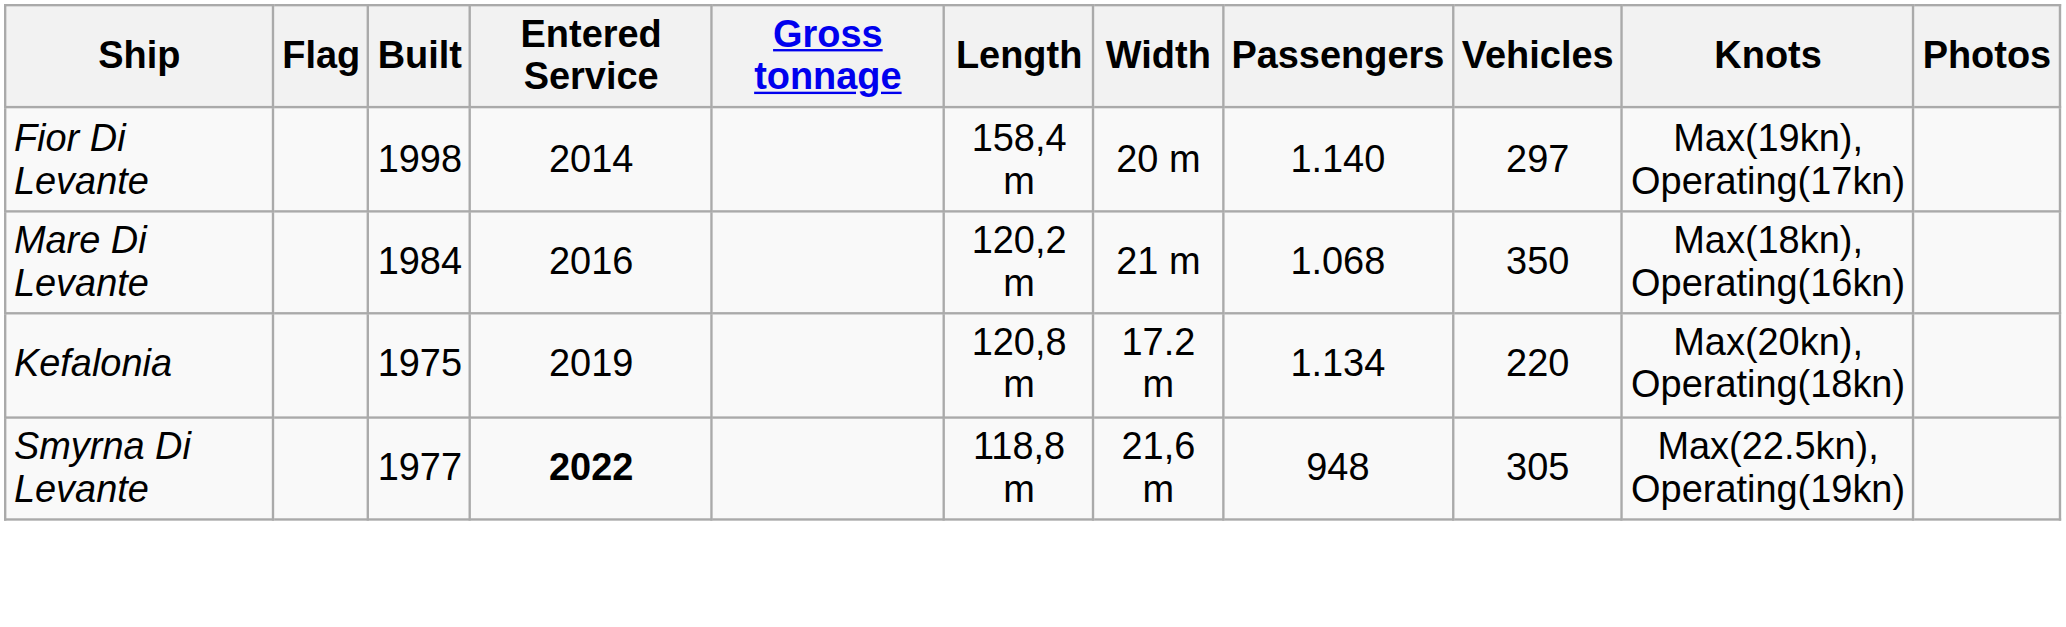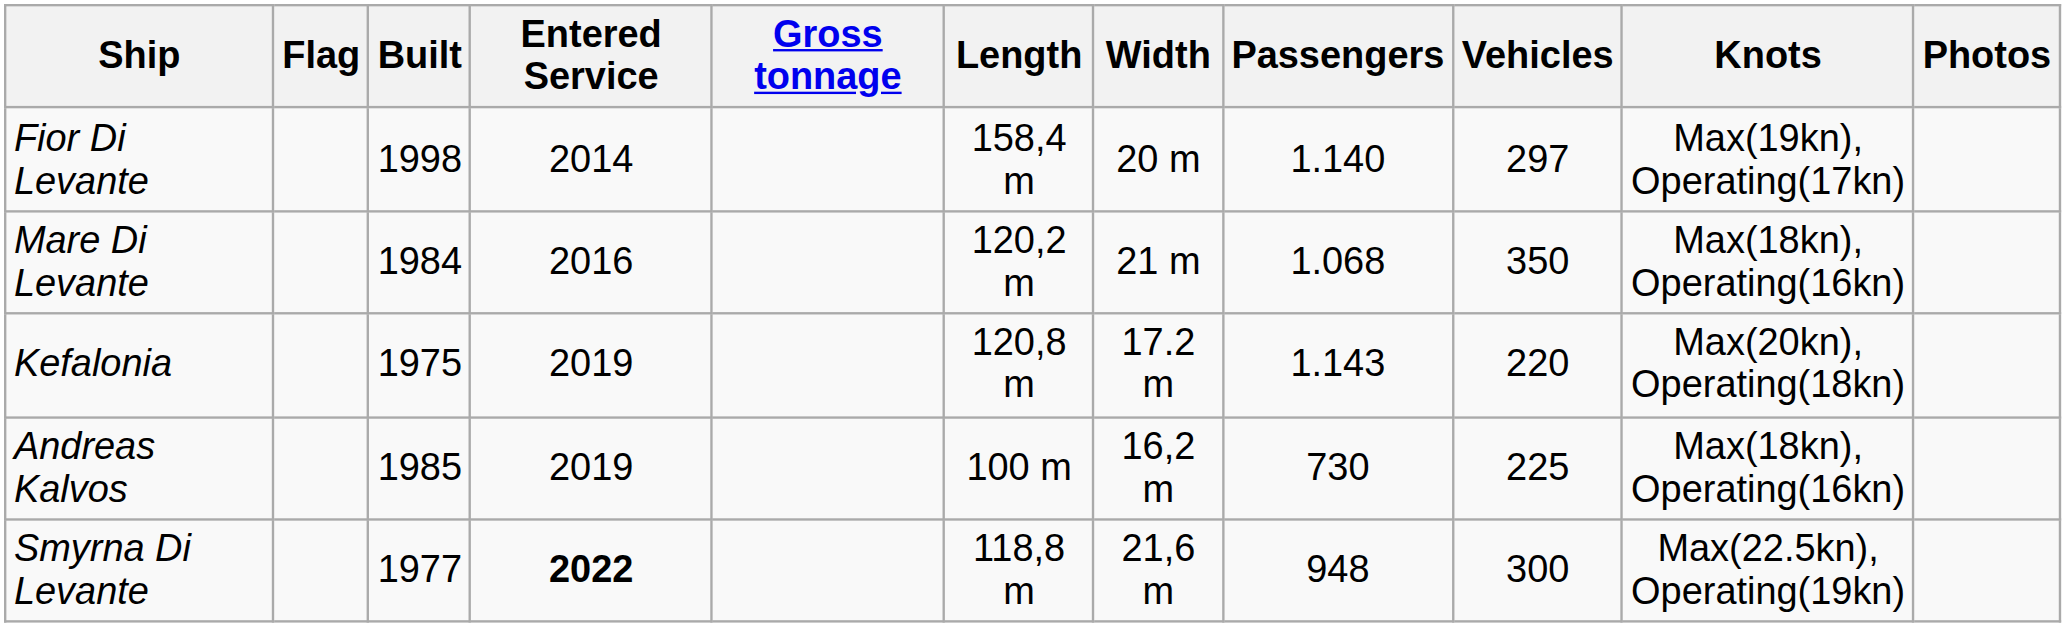(1338, 364) 1.134 -> (1338, 364) 1.143
+ row: (85, 467)
(1538, 467) 305 -> (1538, 569) 300
